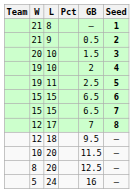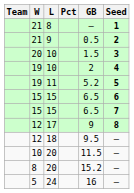(91, 82) 2.5 -> (91, 82) 5.2
(91, 125) 7 -> (91, 125) 9
(91, 168) 12.5 -> (91, 168) 15.2
